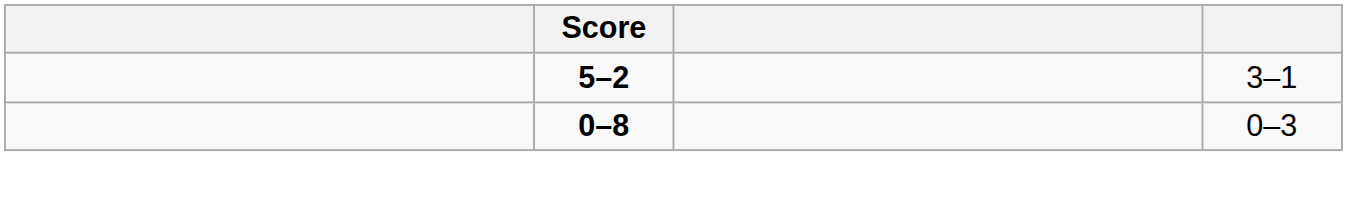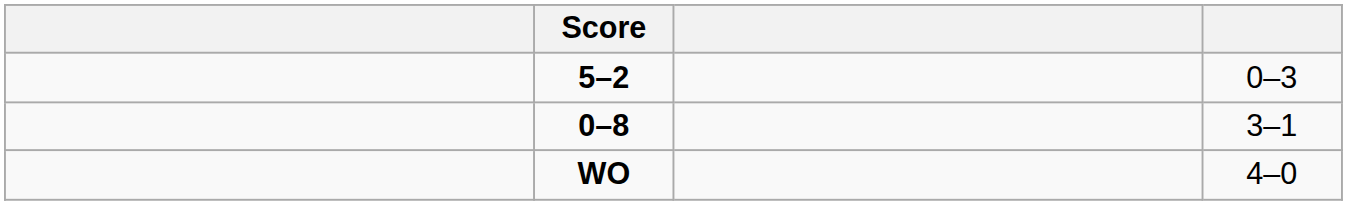(1272, 77) 3–1 -> (1272, 77) 0–3
(1272, 125) 0–3 -> (1272, 125) 3–1
+ row: (604, 174)
